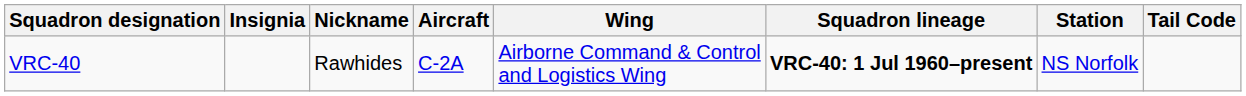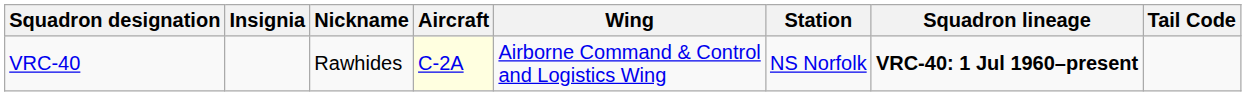columns swapped: (901, 20) <-> (1090, 20)
(441, 63) no background -> (441, 63) lightyellow background
